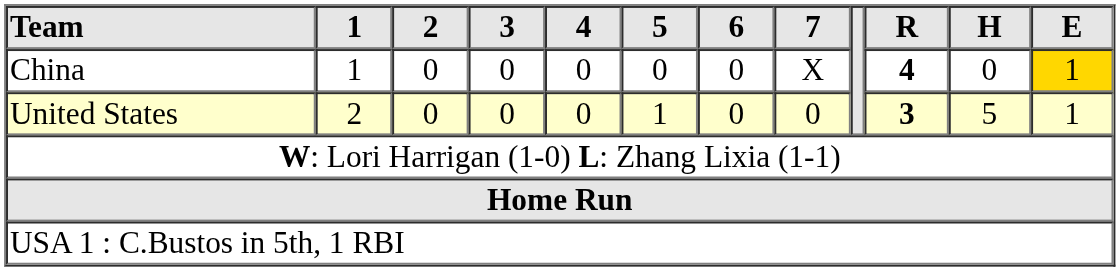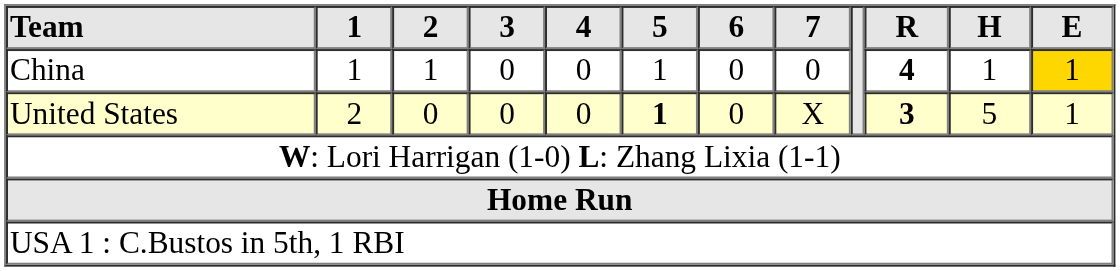(431, 70) 0 -> (431, 70) 1
(660, 70) 0 -> (660, 70) 1
(813, 70) X -> (813, 70) 0
(989, 70) 0 -> (989, 70) 1
(660, 113) normal -> (660, 113) bold
(813, 113) 0 -> (813, 113) X
